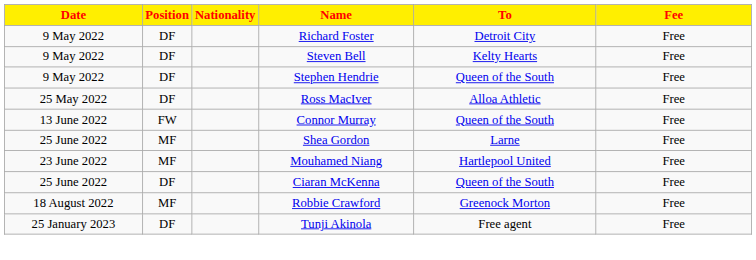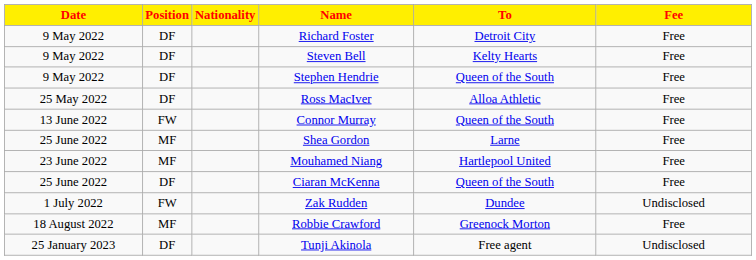+ row: (336, 203)
(674, 224) Free -> (674, 245) Undisclosed
